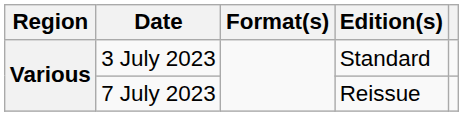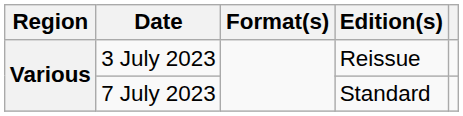(385, 57) Standard -> (380, 57) Reissue
(380, 93) Reissue -> (385, 93) Standard
